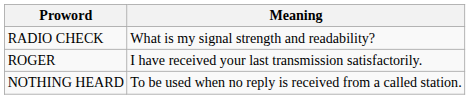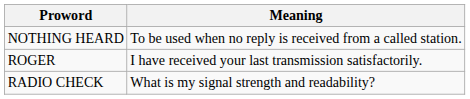rows swapped: (56, 37) <-> (66, 82)
